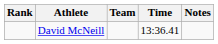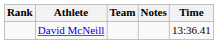columns swapped: (160, 13) <-> (198, 13)
